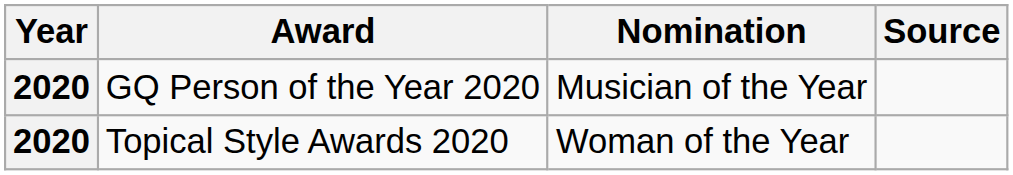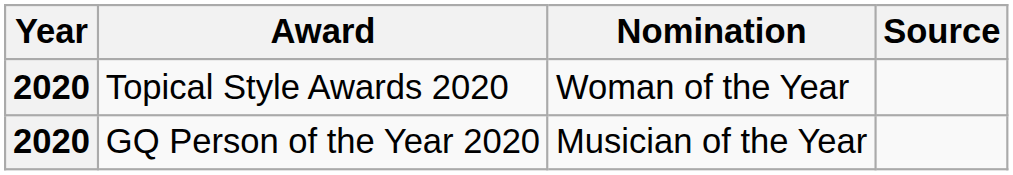rows swapped: (307, 141) <-> (323, 86)
